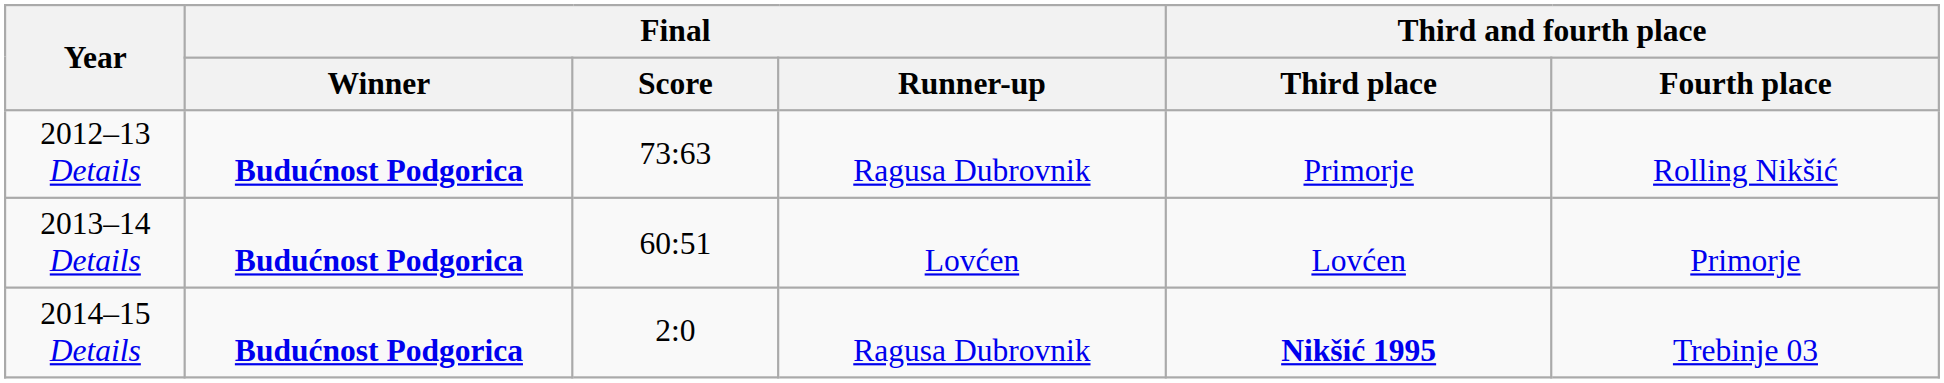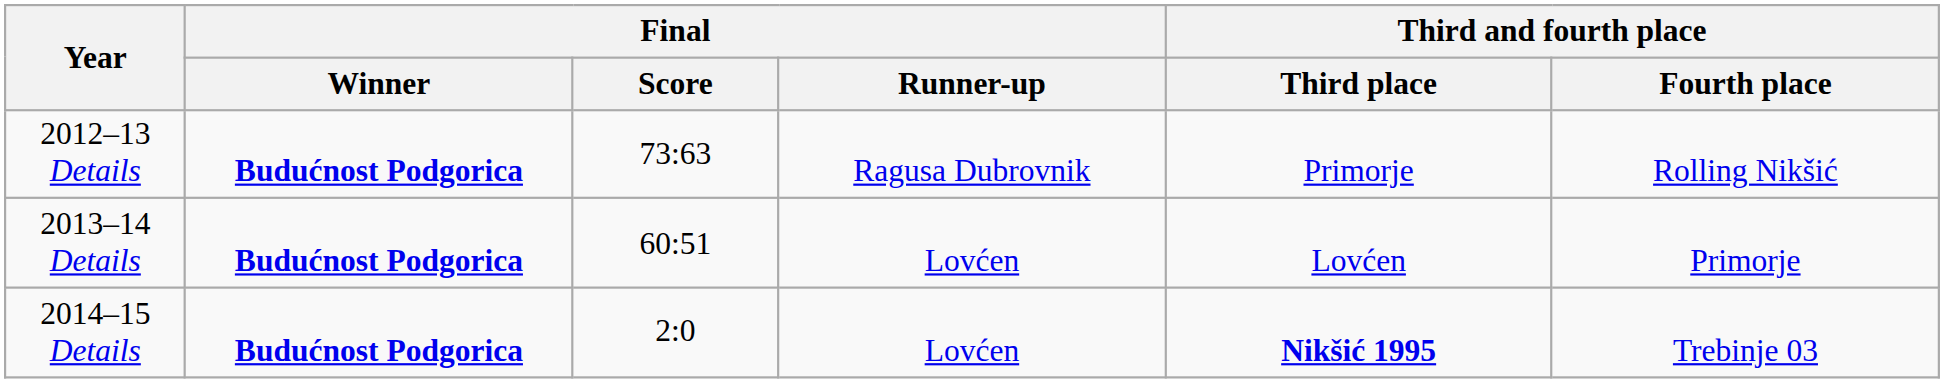(972, 350) Ragusa Dubrovnik -> (972, 350) Lovćen
